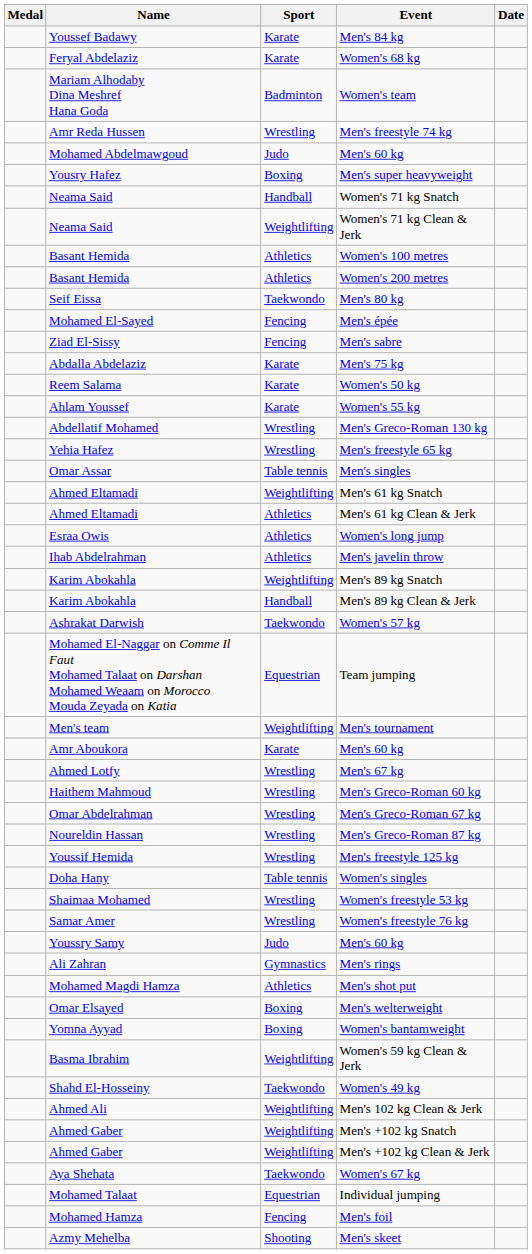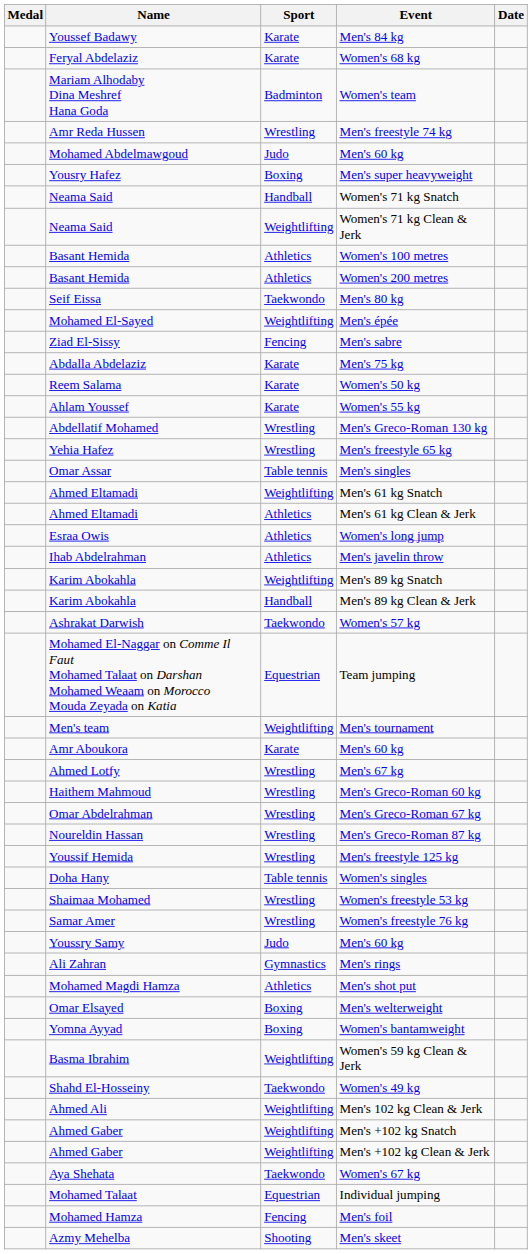(285, 320) Fencing -> (299, 320) Weightlifting
